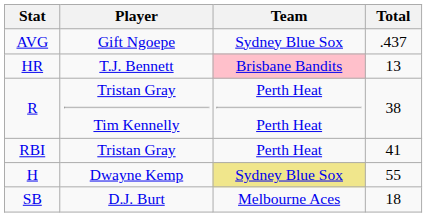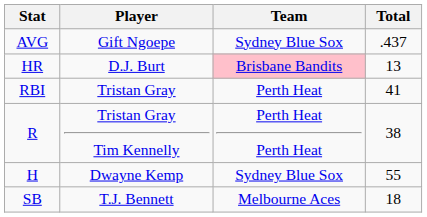(136, 66) T.J. Bennett -> (136, 66) D.J. Burt
rows swapped: (32, 150) <-> (32, 108)
(289, 174) khaki background -> (289, 174) no background
(136, 199) D.J. Burt -> (136, 199) T.J. Bennett
